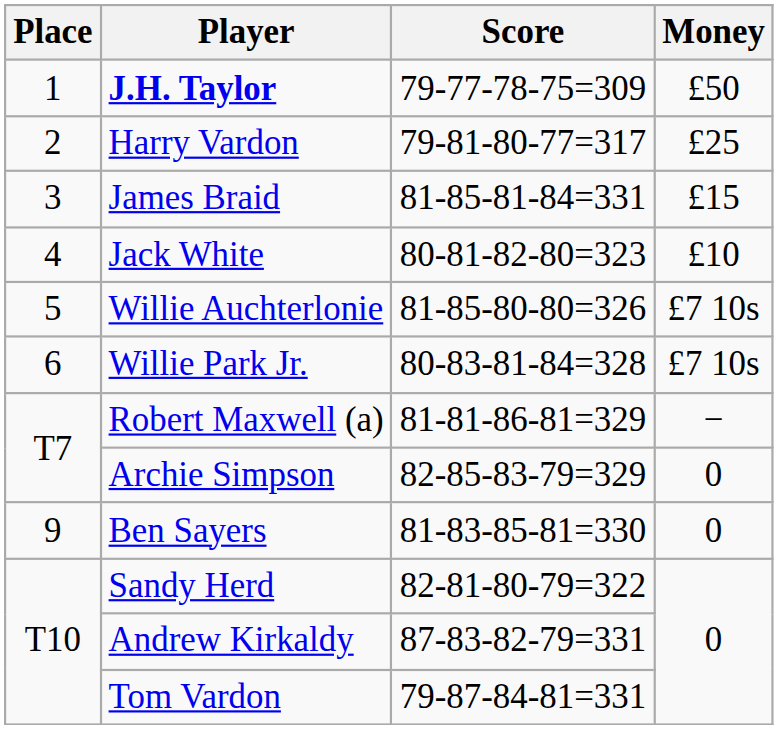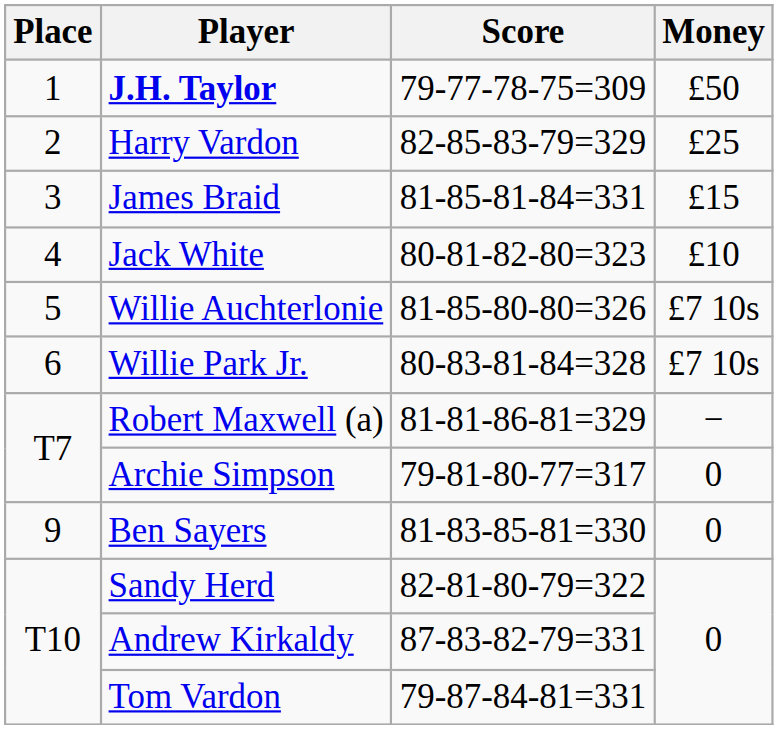(523, 142) 79-81-80-77=317 -> (523, 142) 82-85-83-79=329
(523, 474) 82-85-83-79=329 -> (523, 474) 79-81-80-77=317
